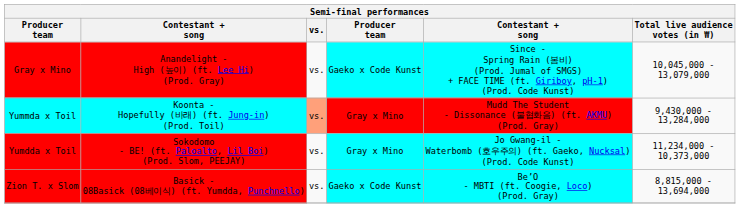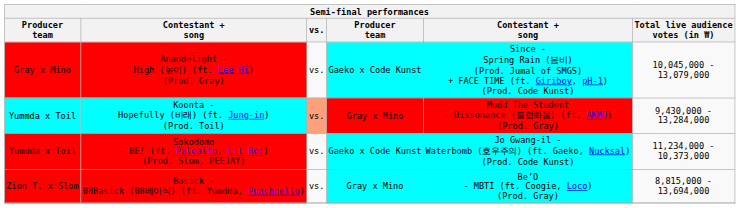(375, 151) Gray x Mino -> (375, 151) Gaeko x Code Kunst
(375, 186) Gaeko x Code Kunst -> (375, 186) Gray x Mino
